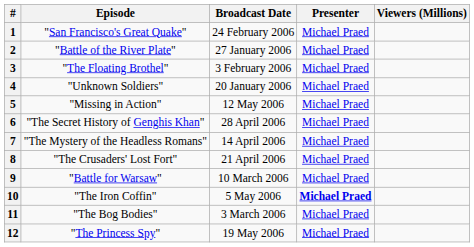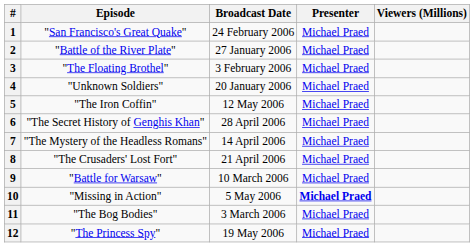(115, 104) "Missing in Action" -> (115, 104) "The Iron Coffin"
(115, 196) "The Iron Coffin" -> (115, 196) "Missing in Action"
